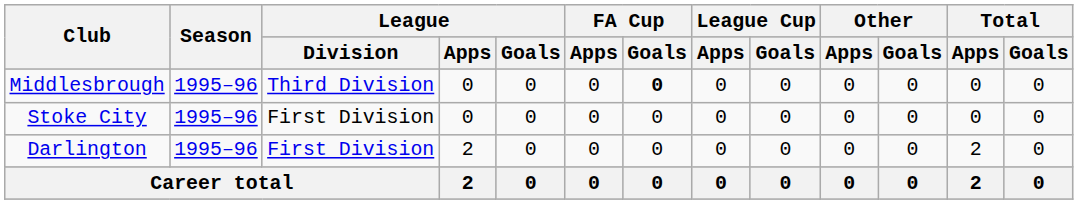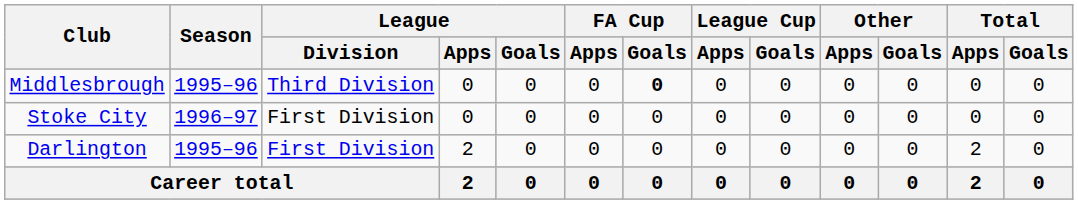(216, 118) 1995–96 -> (216, 118) 1996–97
